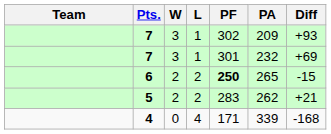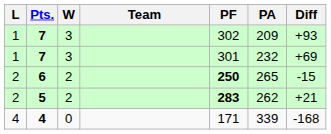columns swapped: (69, 14) <-> (198, 14)
(228, 98) normal -> (228, 98) bold
